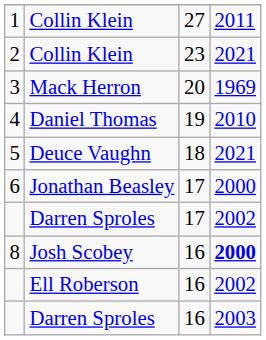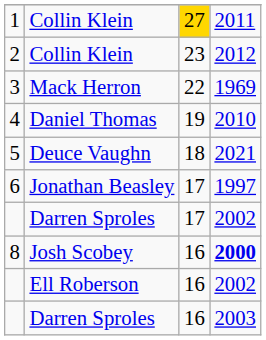(194, 20) no background -> (194, 20) gold background
(235, 53) 2021 -> (235, 53) 2012
(194, 86) 20 -> (194, 86) 22
(235, 185) 2000 -> (235, 185) 1997
